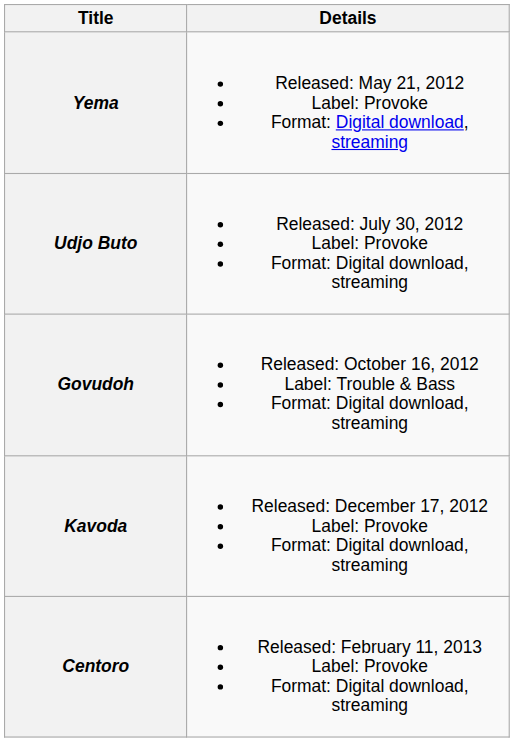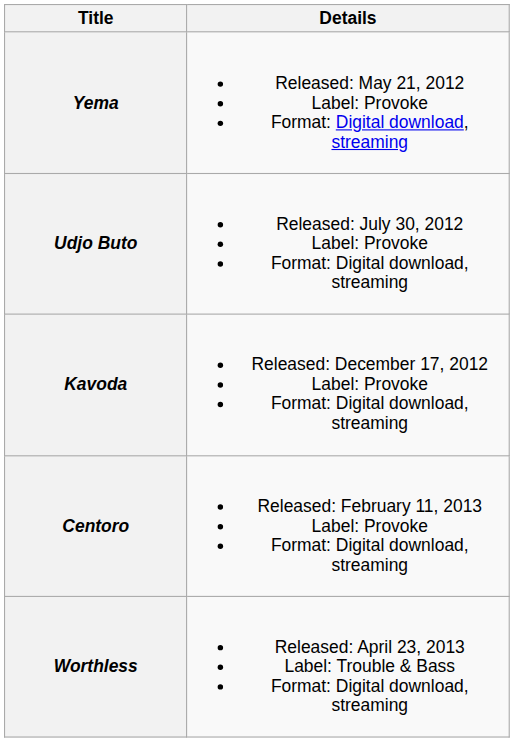- row: (96, 384)
+ row: (96, 666)
